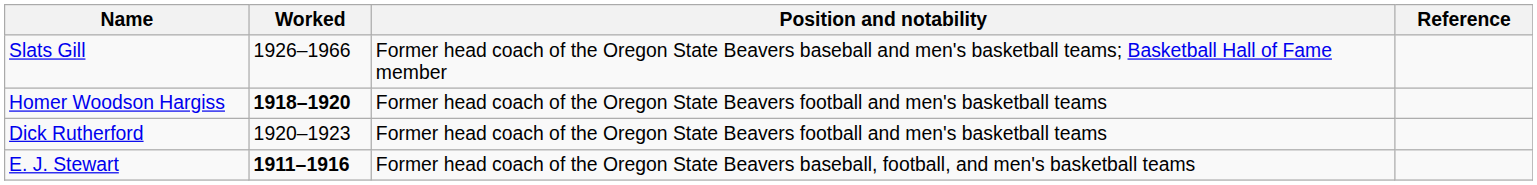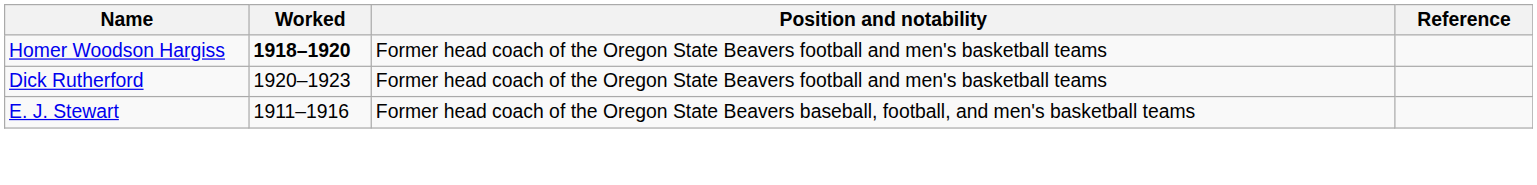- row: (47, 50)
(302, 164) bold -> (301, 111) normal
